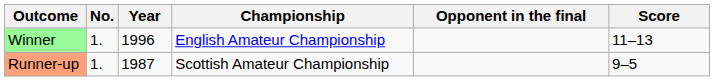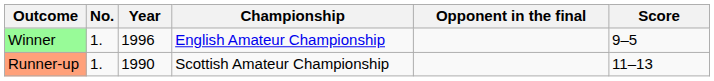(632, 40) 11–13 -> (625, 40) 9–5
(138, 64) 1987 -> (138, 64) 1990
(625, 64) 9–5 -> (632, 64) 11–13
